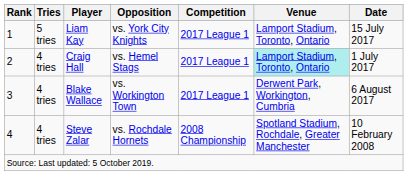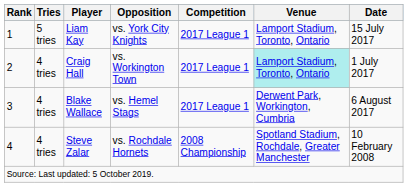(135, 62) vs. Hemel Stags -> (138, 68) vs. Workington Town
(138, 95) vs. Workington Town -> (135, 107) vs. Hemel Stags
